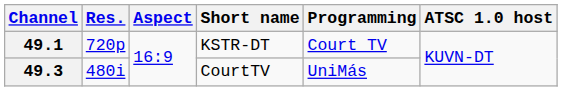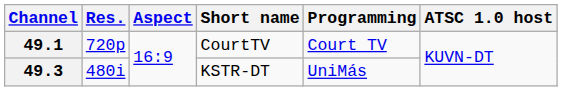(235, 45) KSTR-DT -> (235, 45) CourtTV
(235, 72) CourtTV -> (235, 72) KSTR-DT
